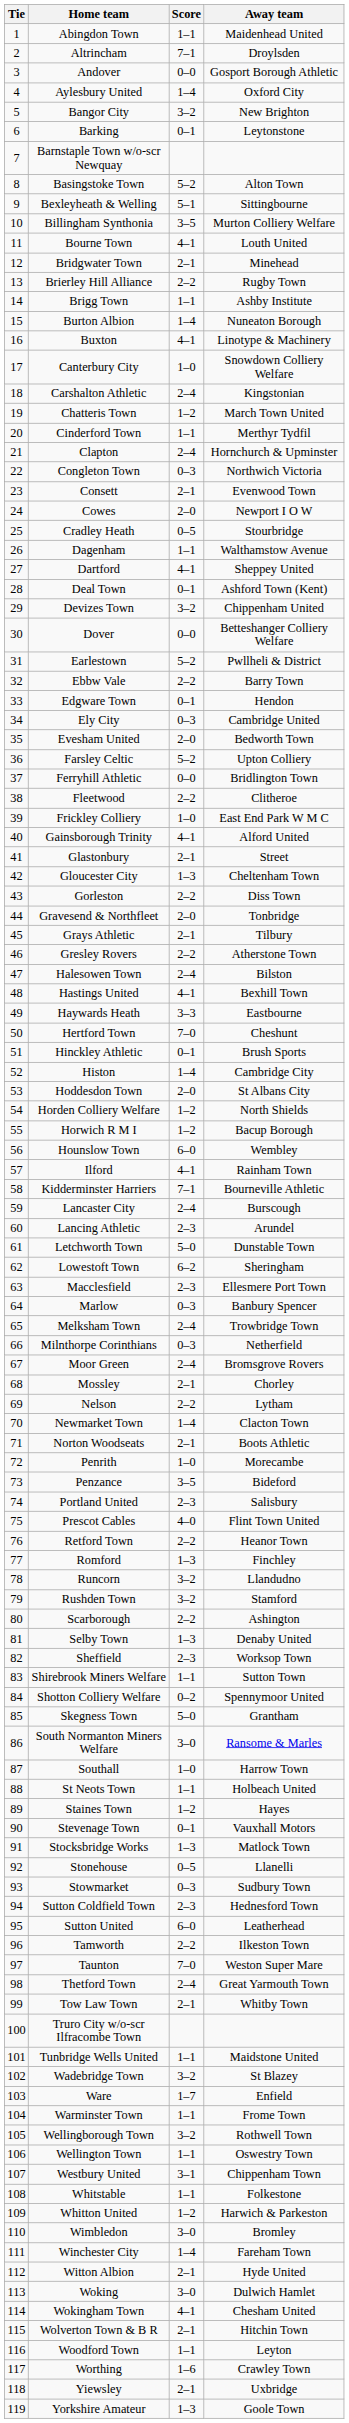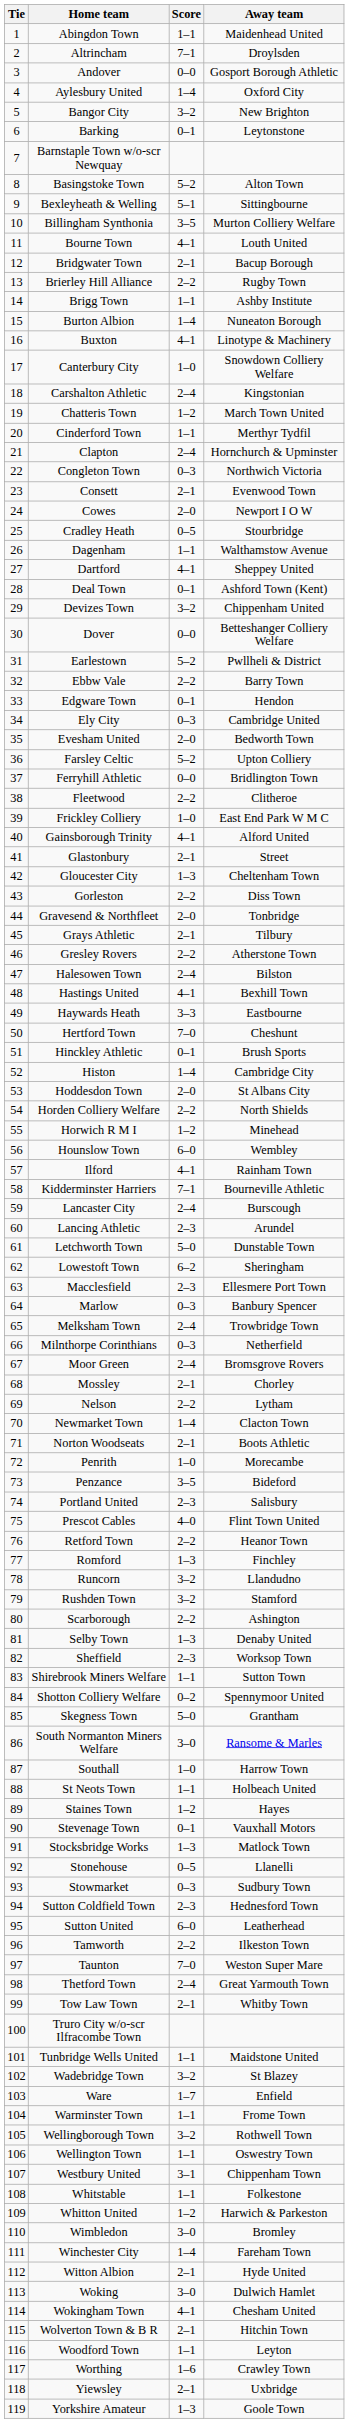(274, 262) Minehead -> (274, 262) Bacup Borough
(186, 1110) 1–2 -> (186, 1110) 2–2
(274, 1130) Bacup Borough -> (274, 1130) Minehead
